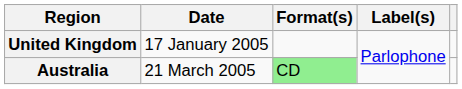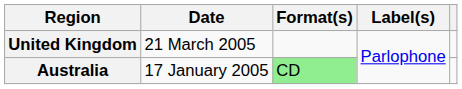(206, 44) 17 January 2005 -> (200, 44) 21 March 2005
(200, 70) 21 March 2005 -> (206, 70) 17 January 2005
